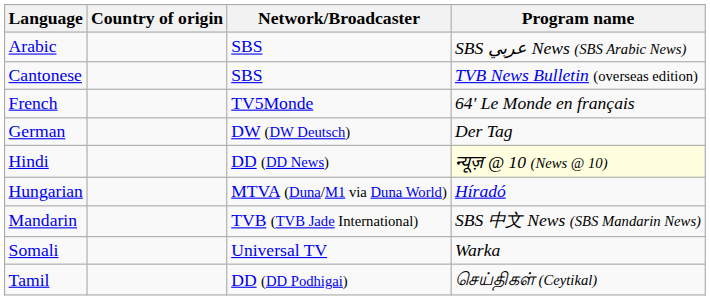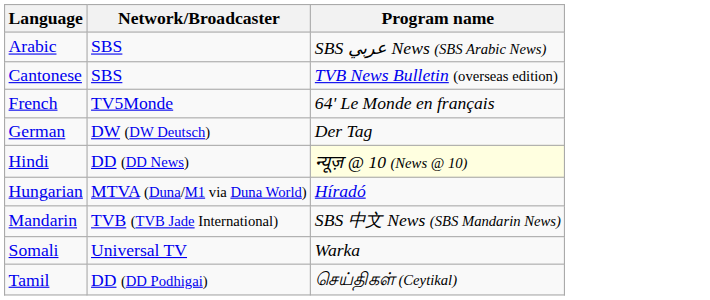- column: (157, 18)
